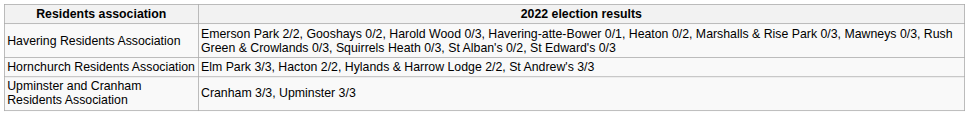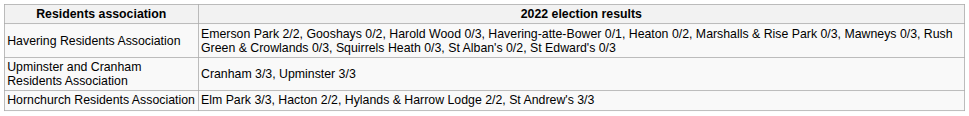rows swapped: (101, 67) <-> (74, 93)
